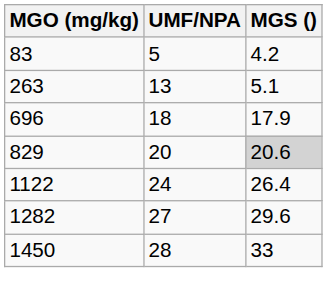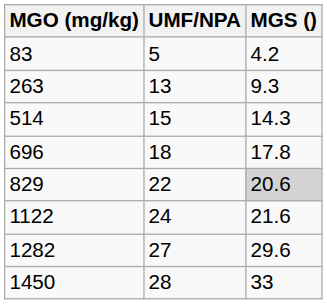(265, 86) 5.1 -> (265, 86) 9.3
+ row: (27, 119)
(271, 119) 17.9 -> (271, 151) 17.8
(160, 151) 20 -> (160, 184) 22
(271, 184) 26.4 -> (271, 217) 21.6
